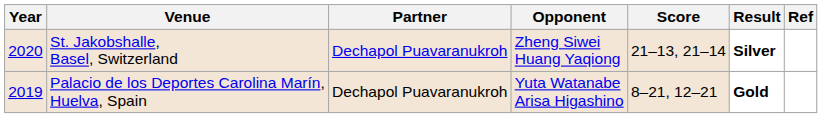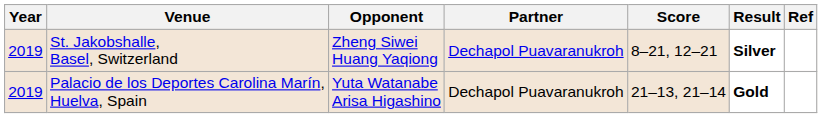columns swapped: (420, 17) <-> (569, 17)
(25, 50) 2020 -> (25, 50) 2019
(678, 50) 21–13, 21–14 -> (674, 50) 8–21, 12–21
(674, 92) 8–21, 12–21 -> (678, 92) 21–13, 21–14
